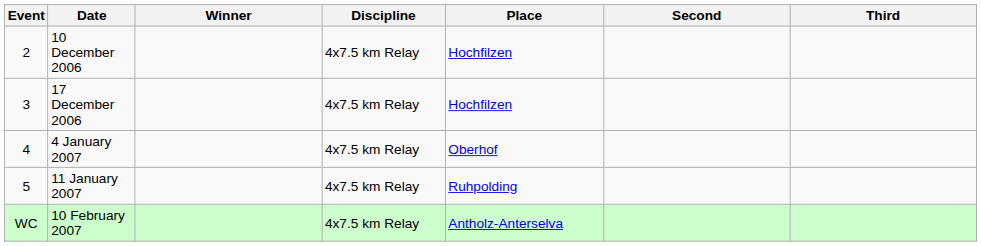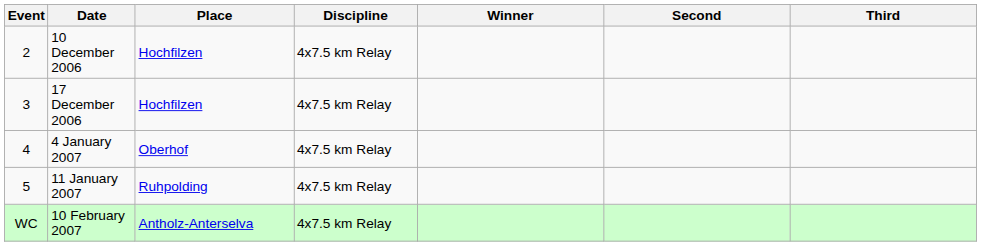columns swapped: (524, 15) <-> (229, 15)
